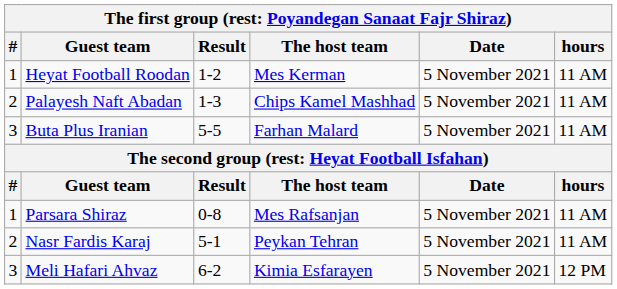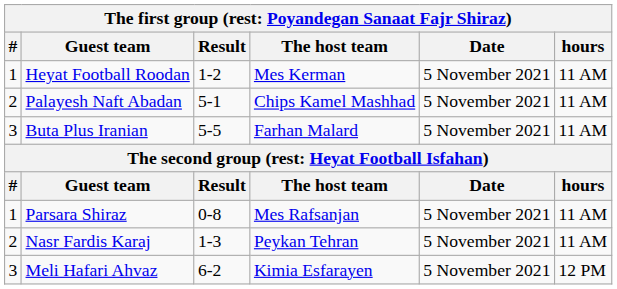(210, 102) 1-3 -> (210, 102) 5-1
(210, 241) 5-1 -> (210, 241) 1-3
